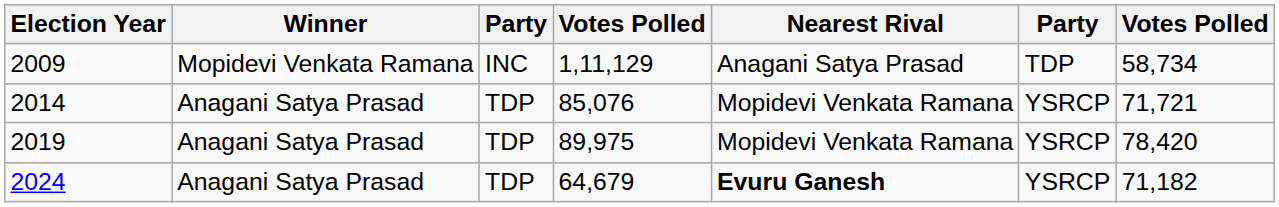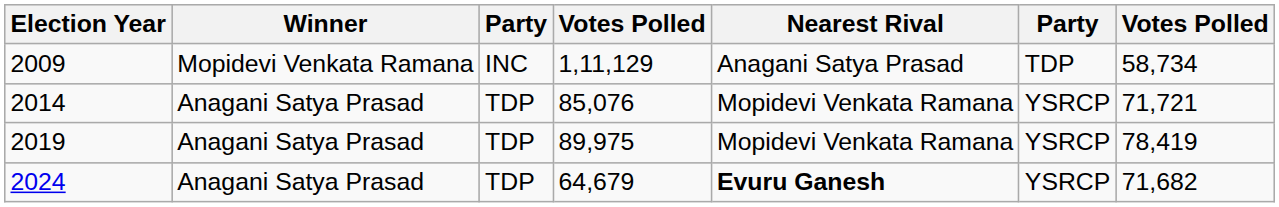(1160, 142) 78,420 -> (1160, 142) 78,419
(1160, 181) 71,182 -> (1160, 181) 71,682
